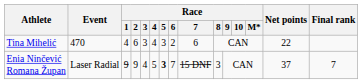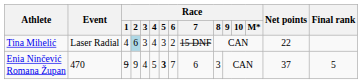(78, 43) 470 -> (95, 43) Laser Radial
(136, 43) no background -> (136, 43) lightblue background
(196, 43) 6 -> (196, 43) 15 DNF
(95, 65) Laser Radial -> (78, 65) 470
(196, 65) 15 DNF -> (196, 65) 6
(333, 65) 7 -> (333, 65) 5
